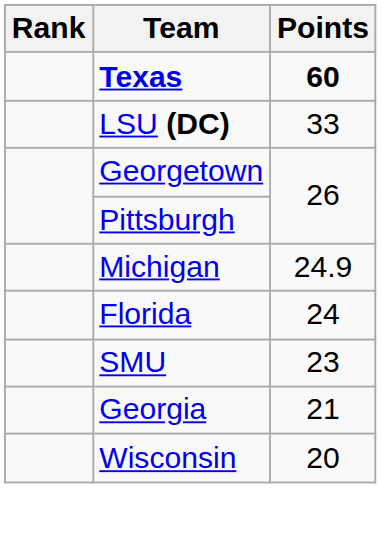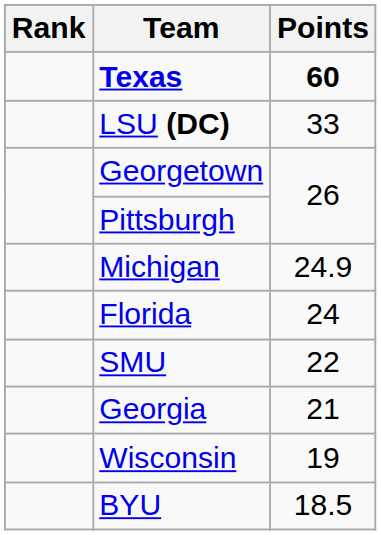(323, 362) 23 -> (323, 362) 22
(323, 457) 20 -> (323, 457) 19
+ row: (130, 505)
